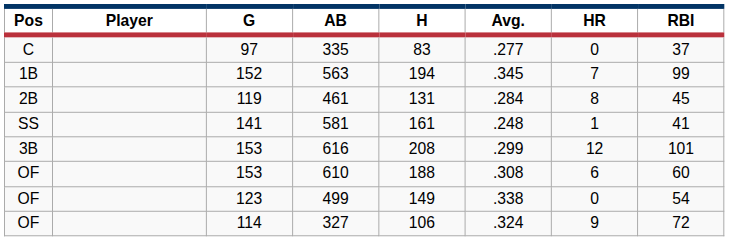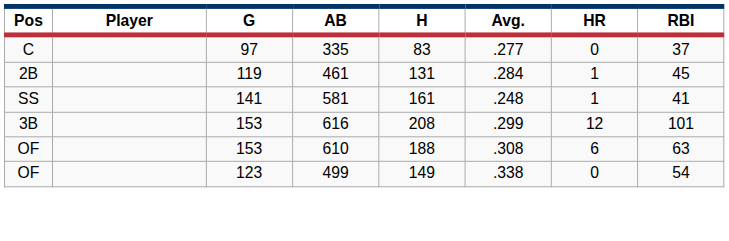- row: (336, 74)
(595, 99) 8 -> (595, 74) 1
(681, 173) 60 -> (681, 149) 63
- row: (336, 223)
